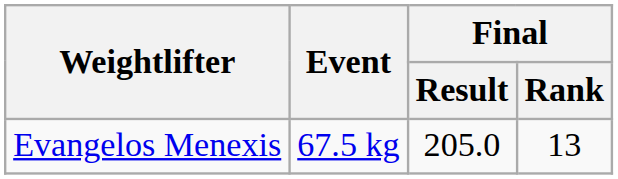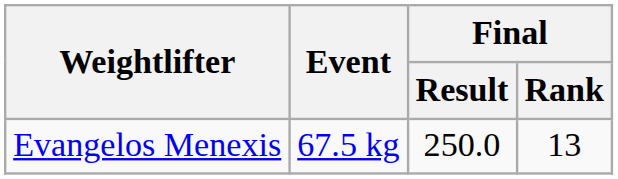(462, 145) 205.0 -> (462, 145) 250.0
